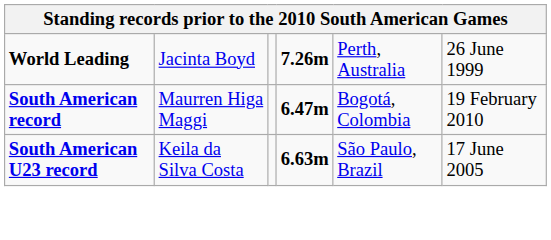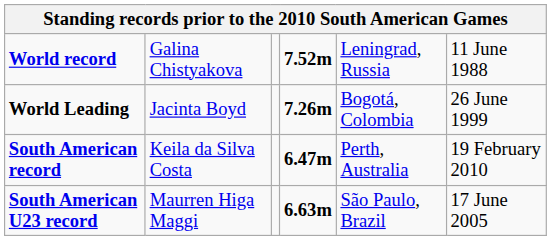+ row: (63, 59)
(371, 59) Perth, Australia -> (377, 109) Bogotá, Colombia
(211, 109) Maurren Higa Maggi -> (202, 159) Keila da Silva Costa
(374, 109) Bogotá, Colombia -> (374, 159) Perth, Australia
(201, 159) Keila da Silva Costa -> (202, 210) Maurren Higa Maggi
